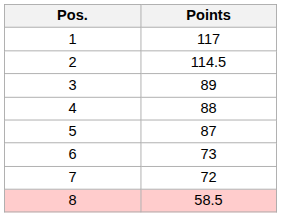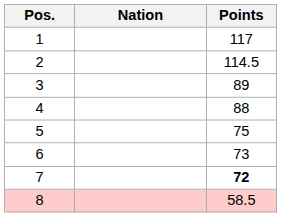+ column: (140, 16)
(209, 131) 87 -> (241, 131) 75
(209, 177) normal -> (241, 177) bold
